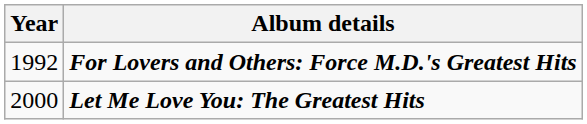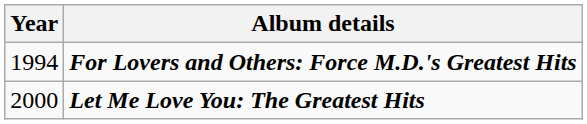(34, 61) 1992 -> (34, 61) 1994
